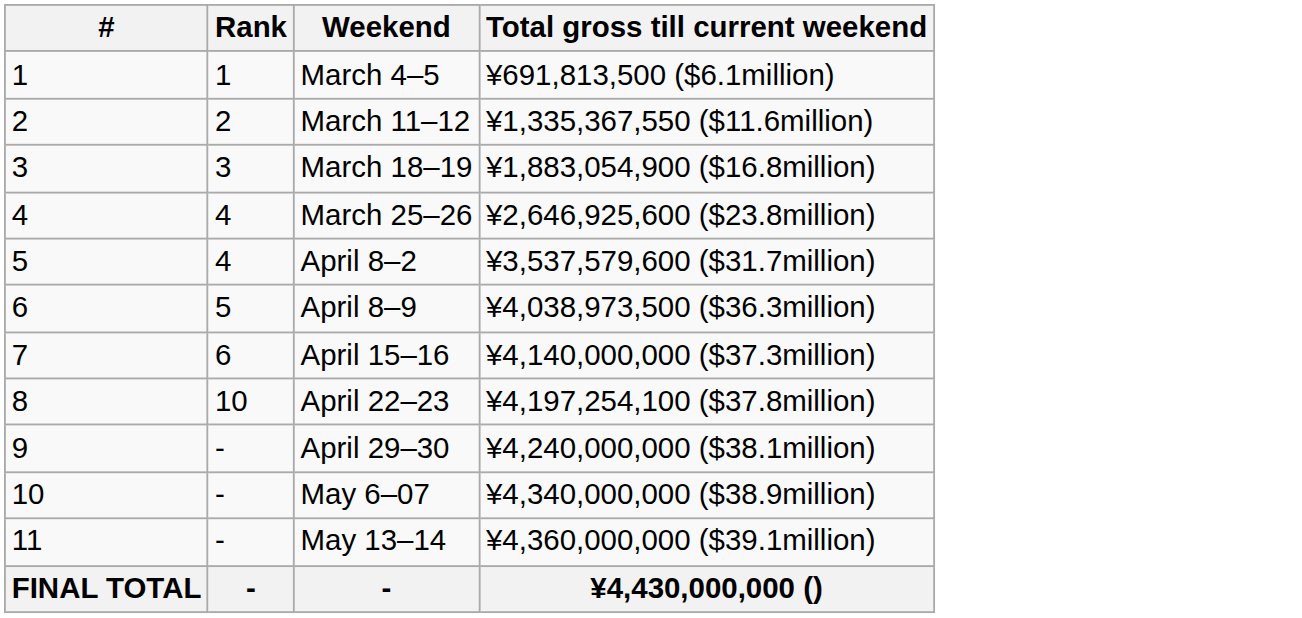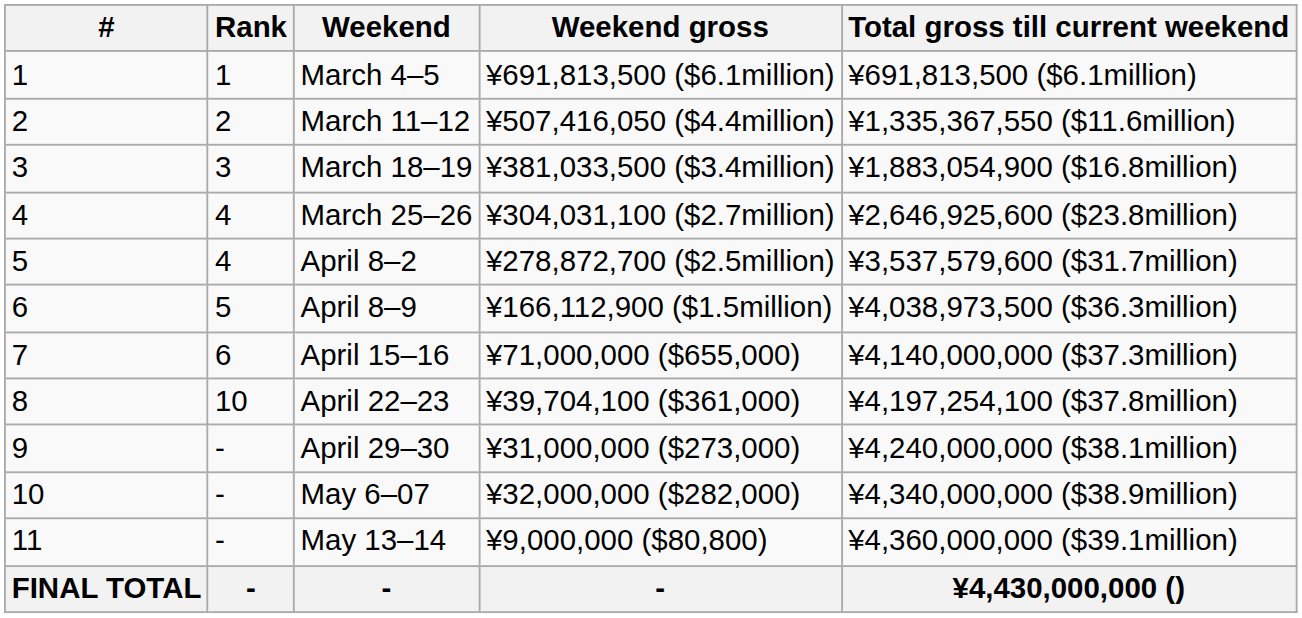+ column: (660, 27)
